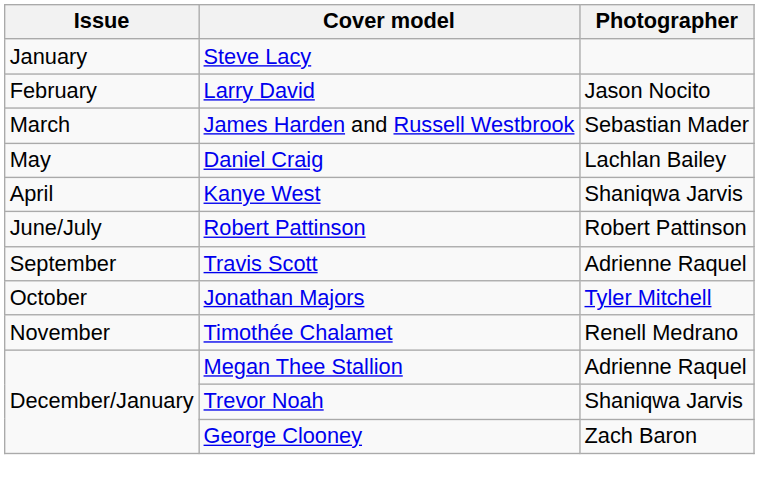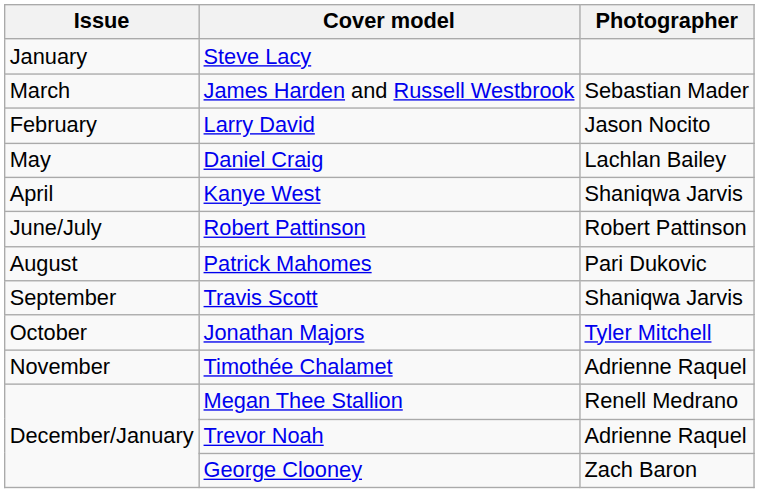rows swapped: (259, 90) <-> (389, 125)
+ row: (288, 263)
(666, 263) Adrienne Raquel -> (664, 297) Shaniqwa Jarvis
(661, 332) Renell Medrano -> (666, 366) Adrienne Raquel
(666, 366) Adrienne Raquel -> (661, 401) Renell Medrano
(664, 401) Shaniqwa Jarvis -> (666, 435) Adrienne Raquel
